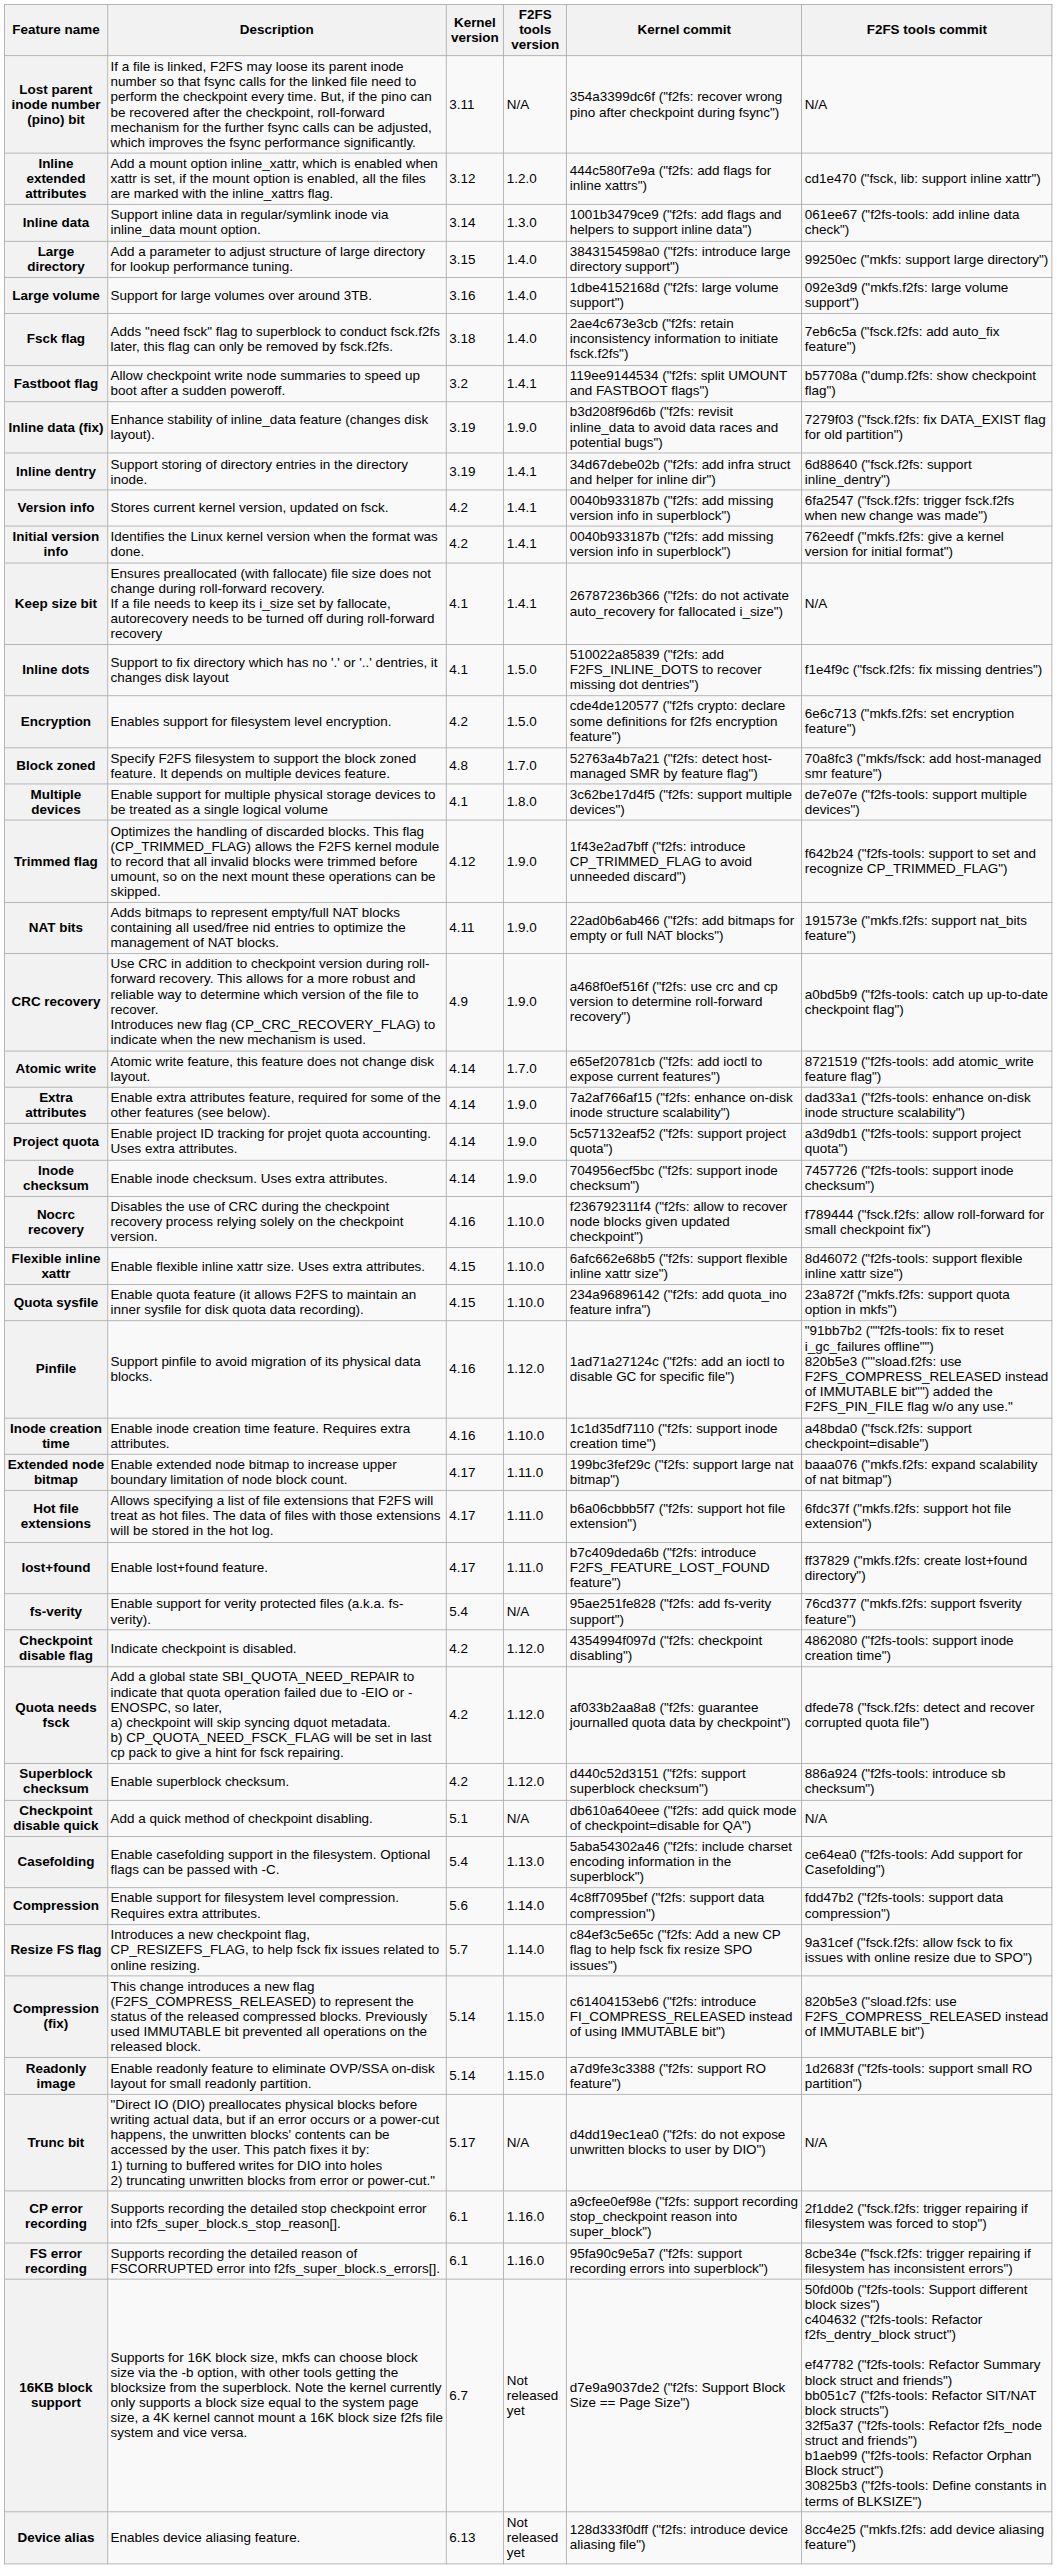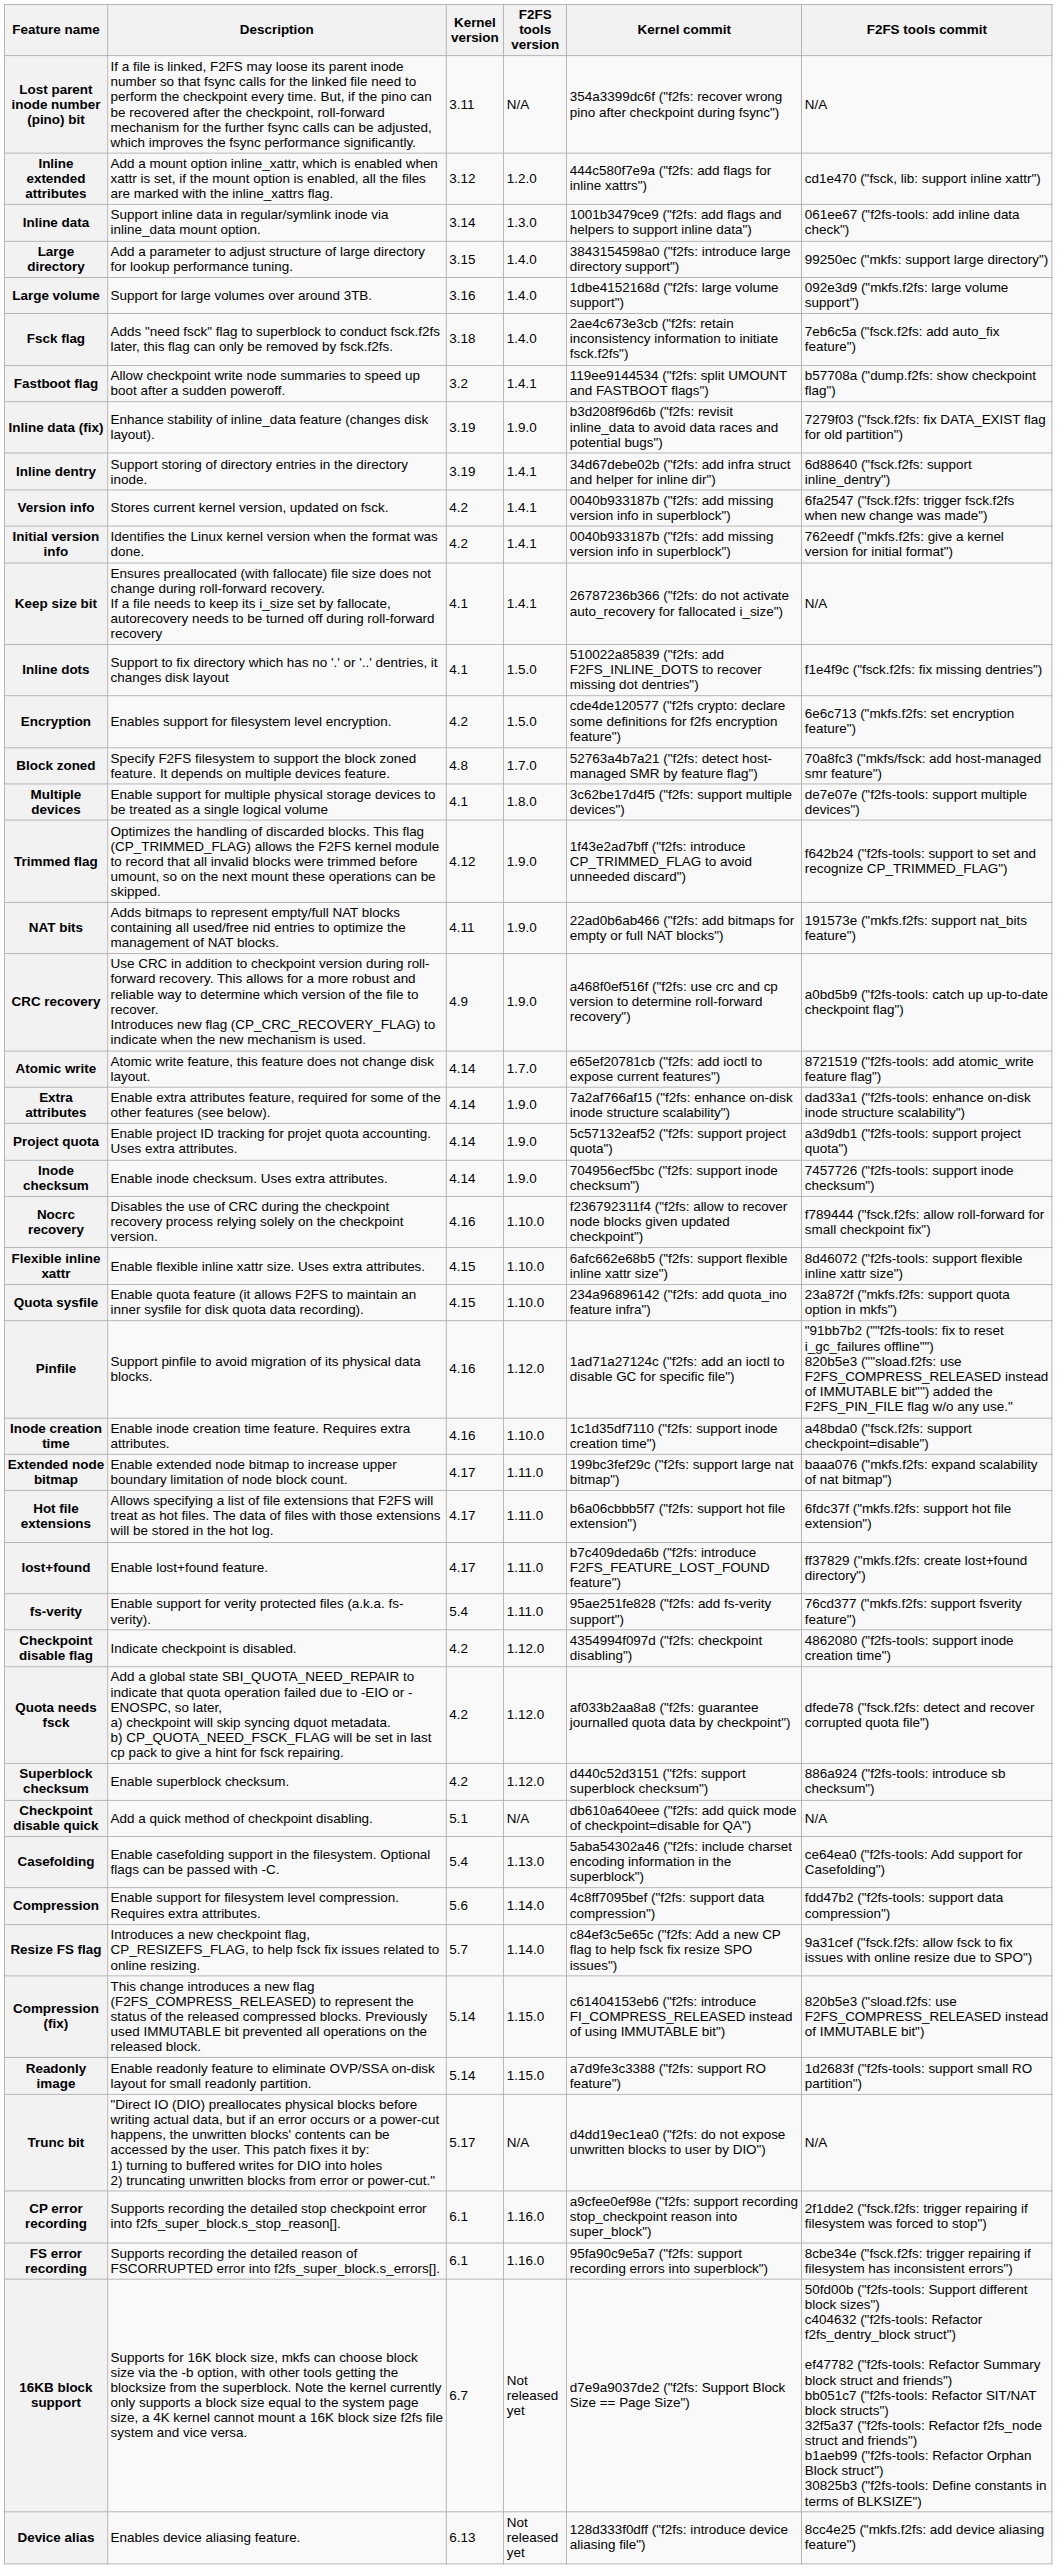(518, 1611) N/A -> (525, 1611) 1.11.0
